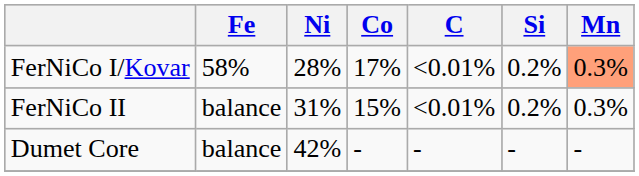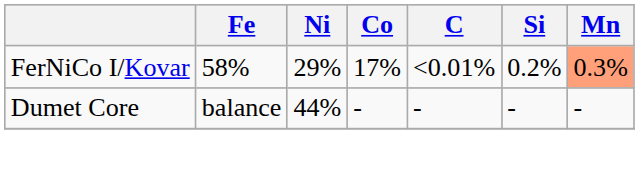(317, 66) 28% -> (317, 66) 29%
- row: (68, 107)
(317, 149) 42% -> (317, 107) 44%
